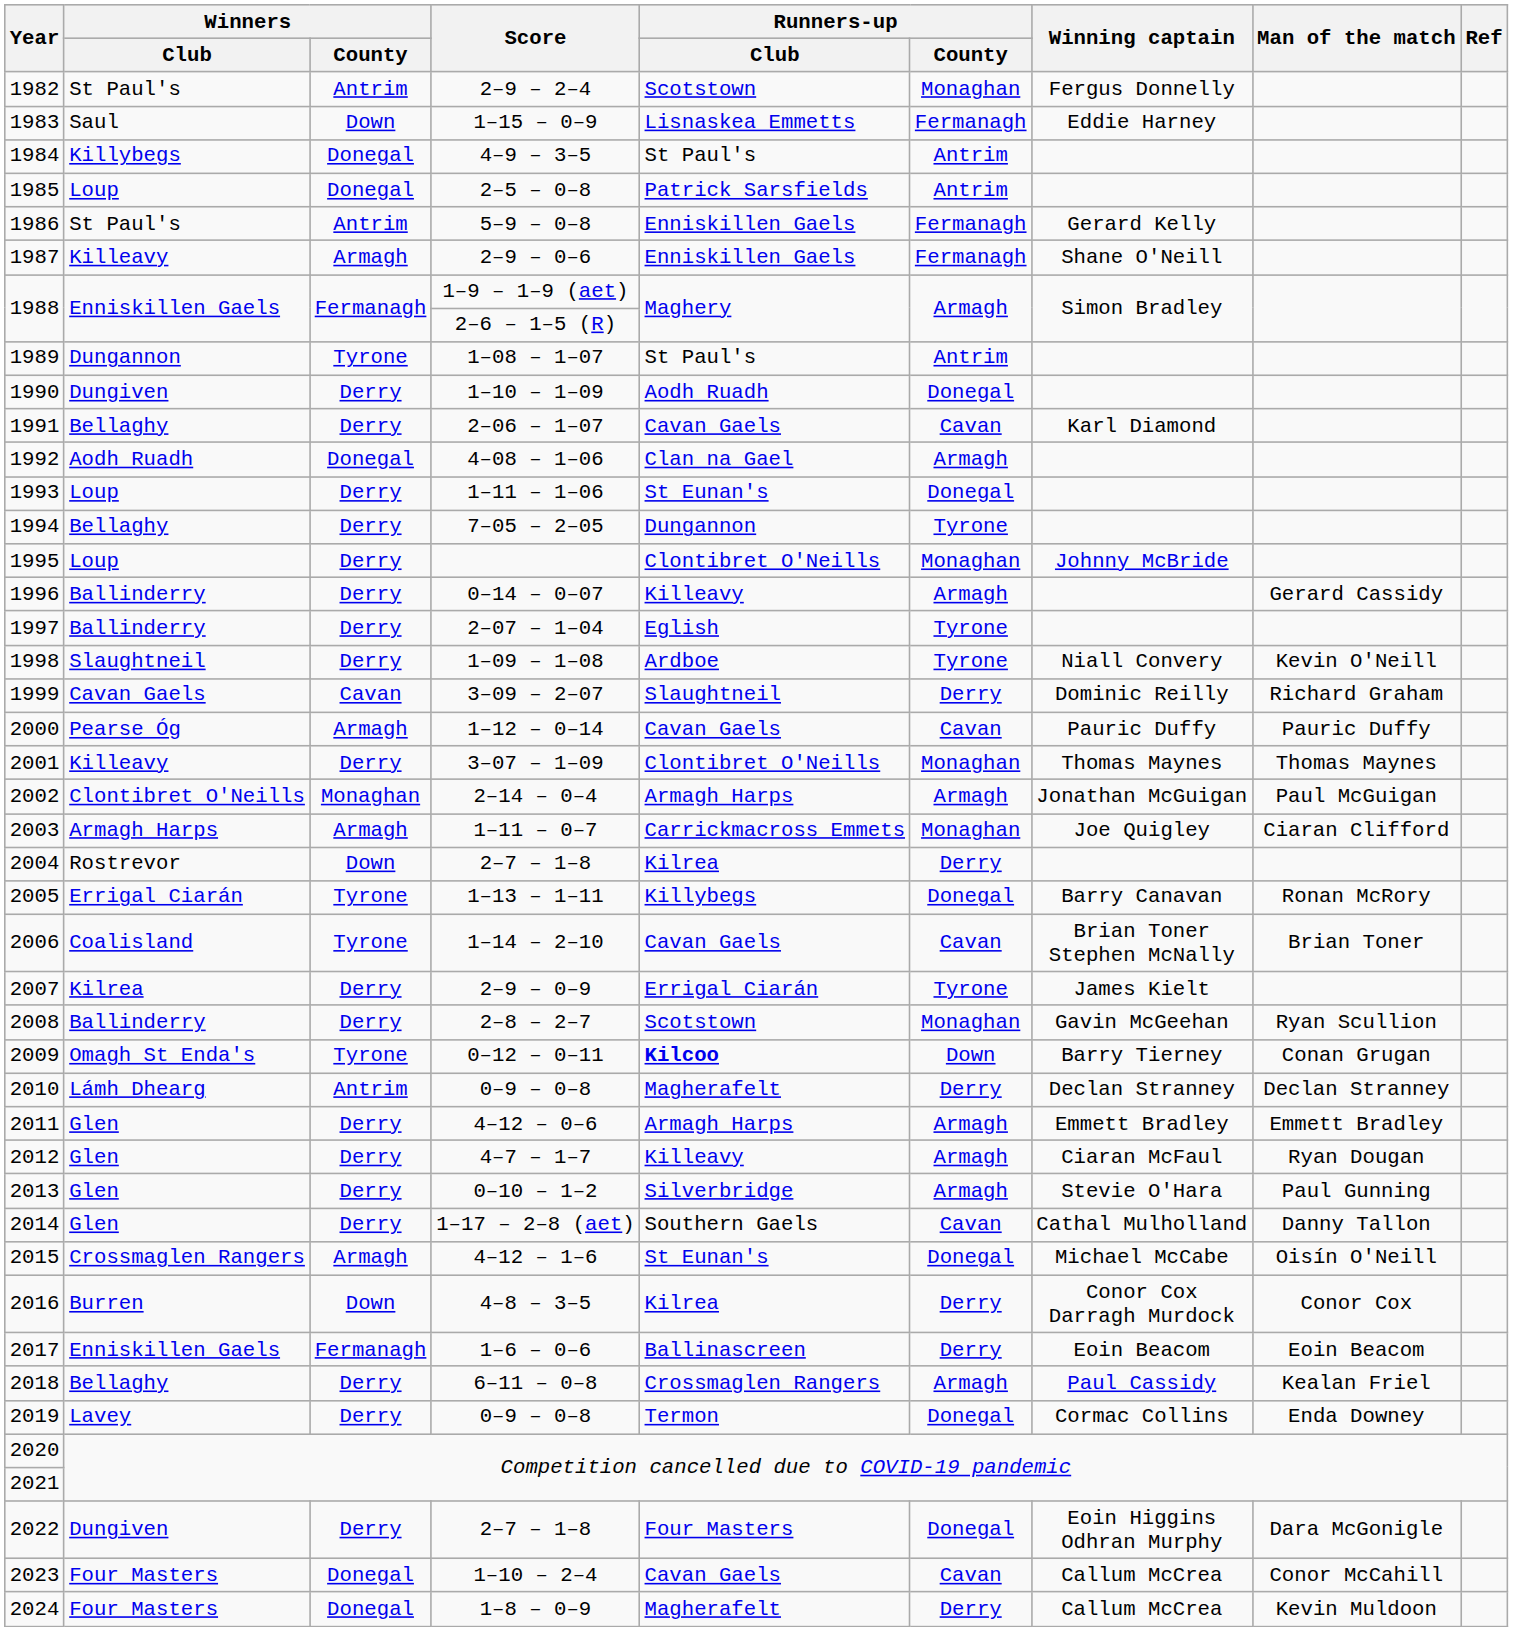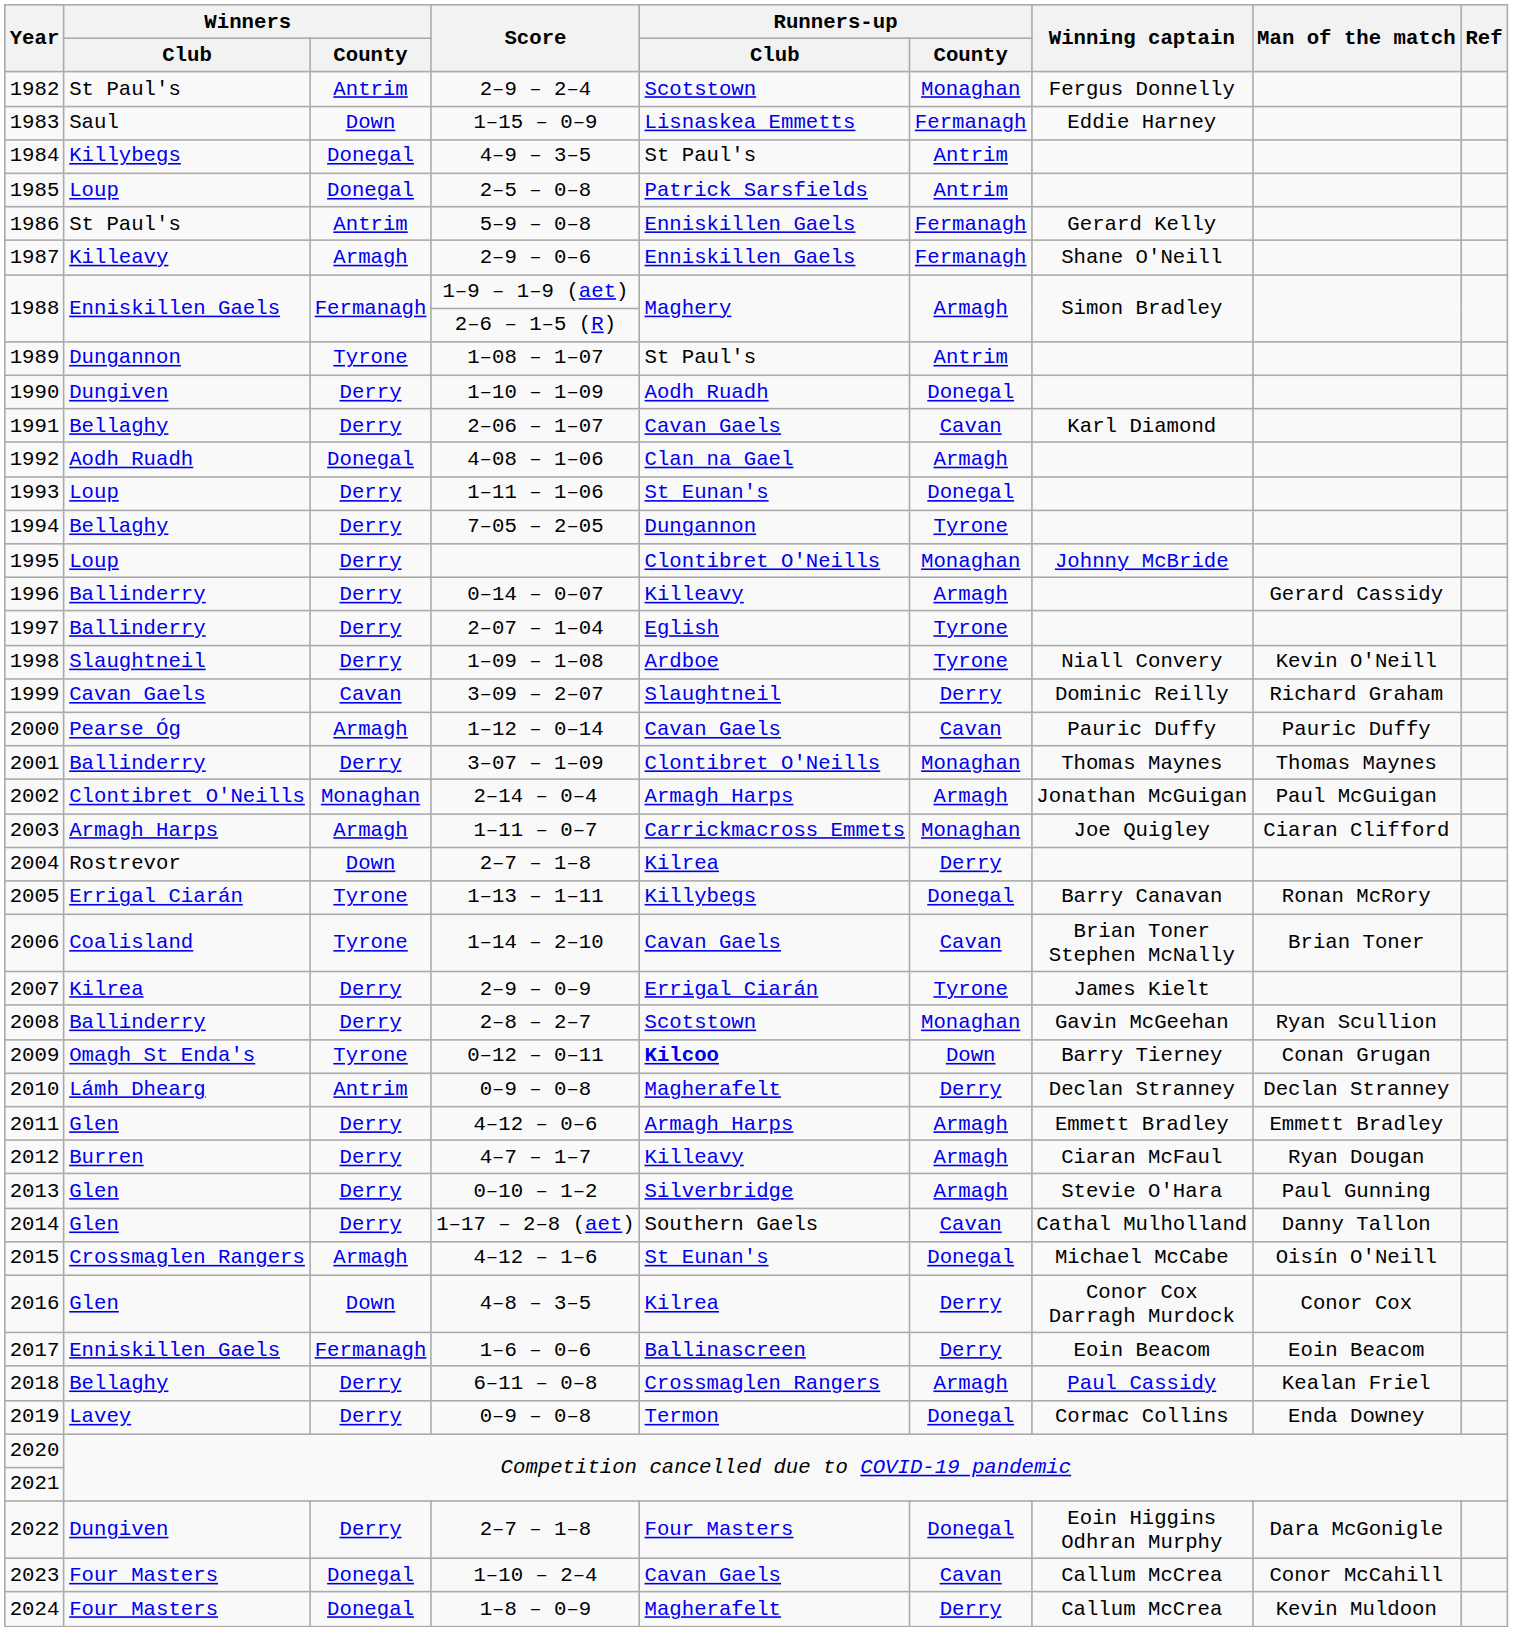(119, 763) Killeavy -> (137, 763) Ballinderry
(94, 1157) Glen -> (106, 1157) Burren
(106, 1304) Burren -> (94, 1304) Glen
